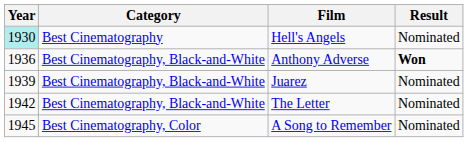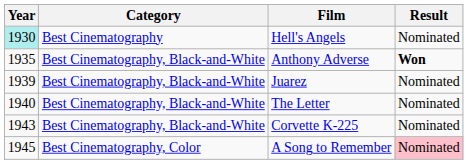(22, 59) 1936 -> (22, 59) 1935
(22, 103) 1942 -> (22, 103) 1940
+ row: (315, 125)
(429, 125) no background -> (429, 147) pink background
